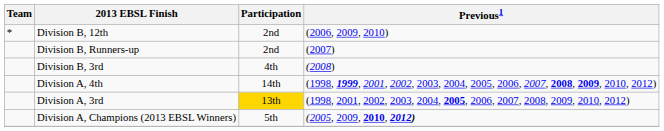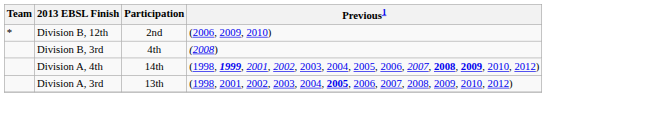- row: (88, 49)
(271, 100) gold background -> (154, 83) no background
- row: (137, 117)
